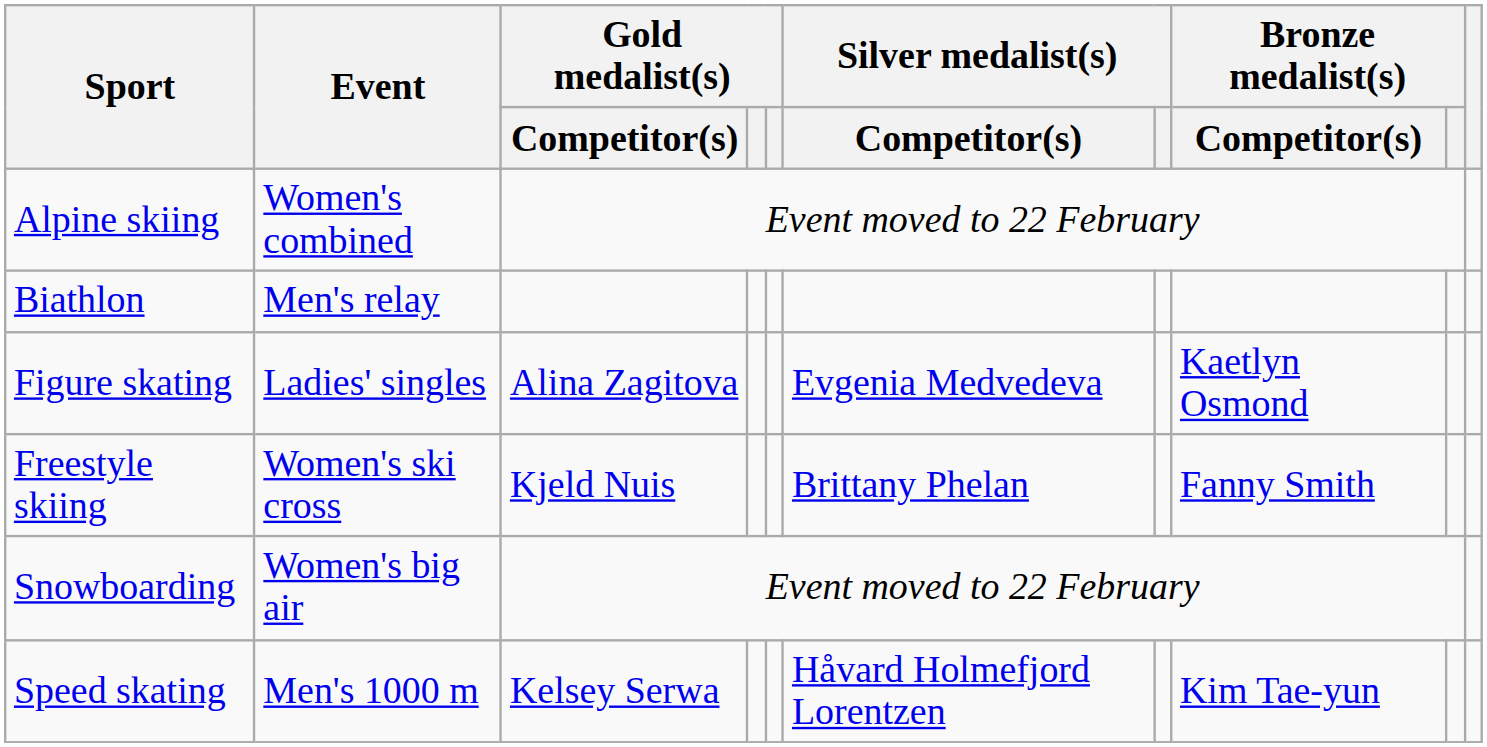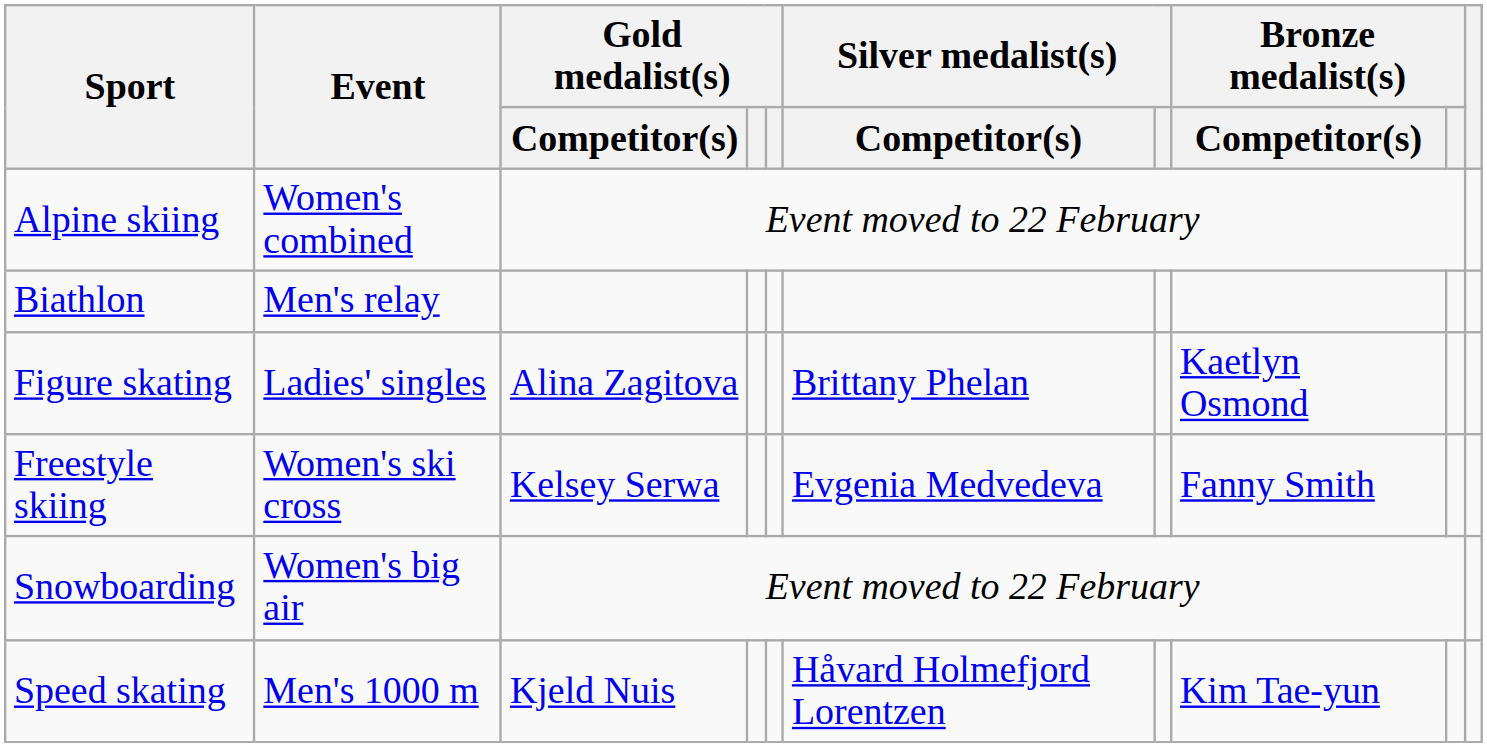(947, 381) Evgenia Medvedeva -> (910, 381) Brittany Phelan
(593, 484) Kjeld Nuis -> (615, 484) Kelsey Serwa
(910, 484) Brittany Phelan -> (947, 484) Evgenia Medvedeva
(615, 690) Kelsey Serwa -> (593, 690) Kjeld Nuis
